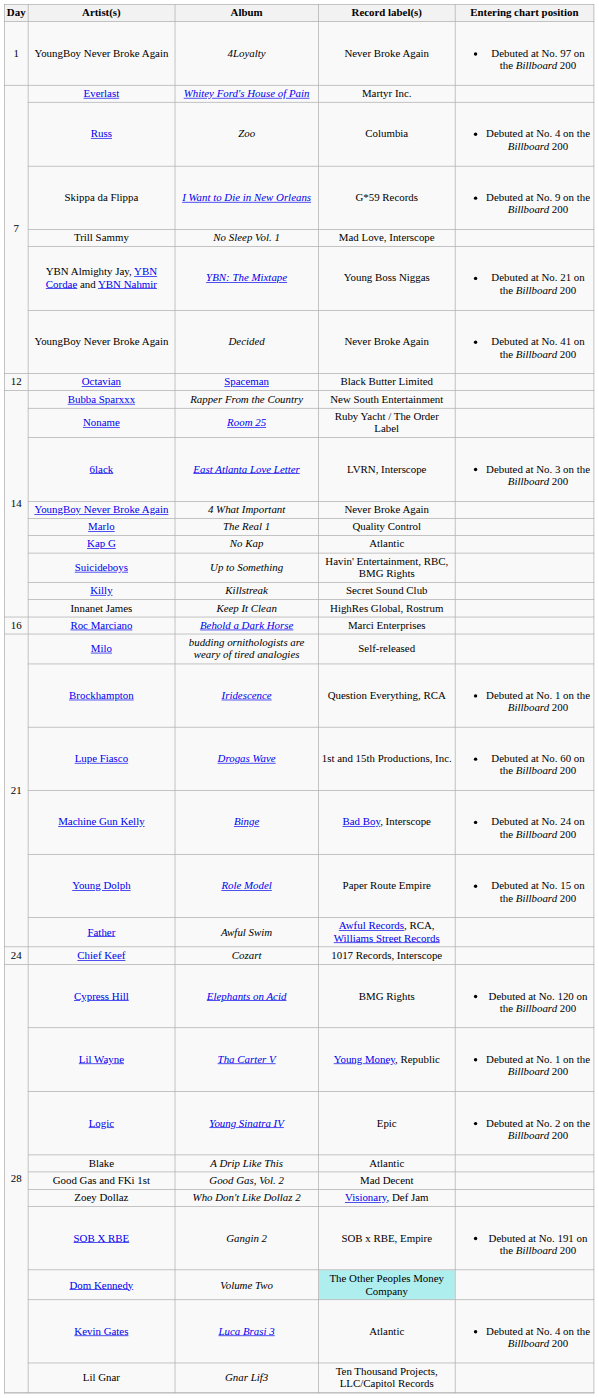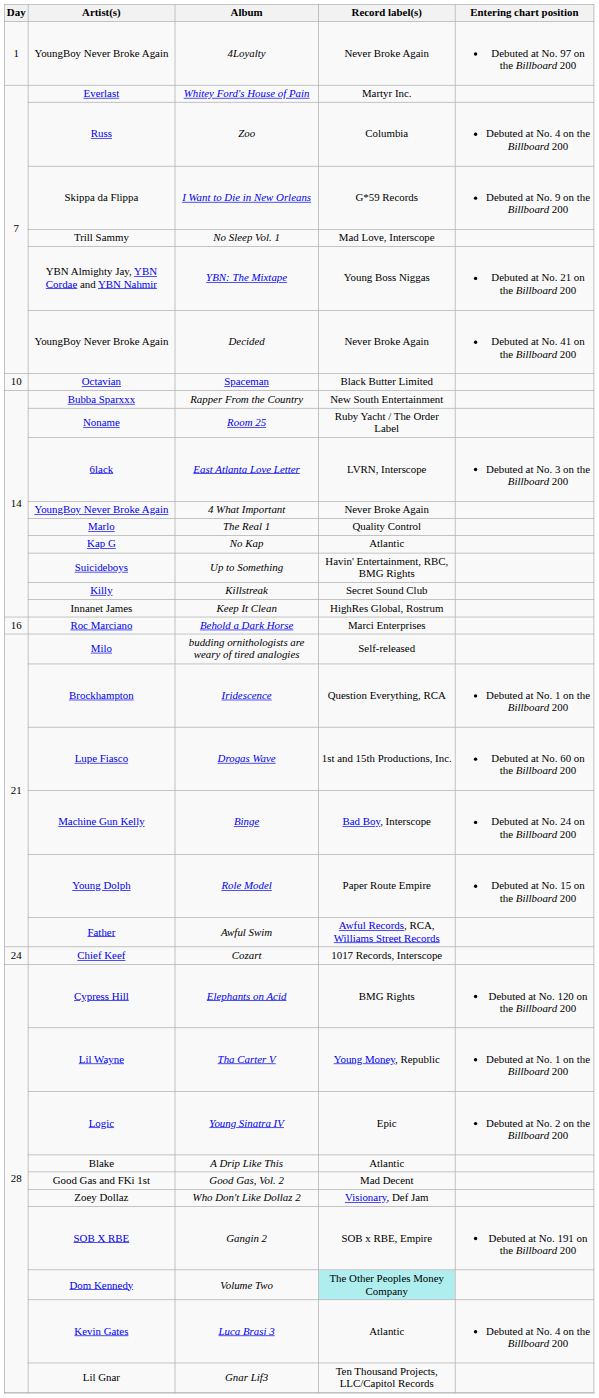(16, 382) 12 -> (16, 382) 10
